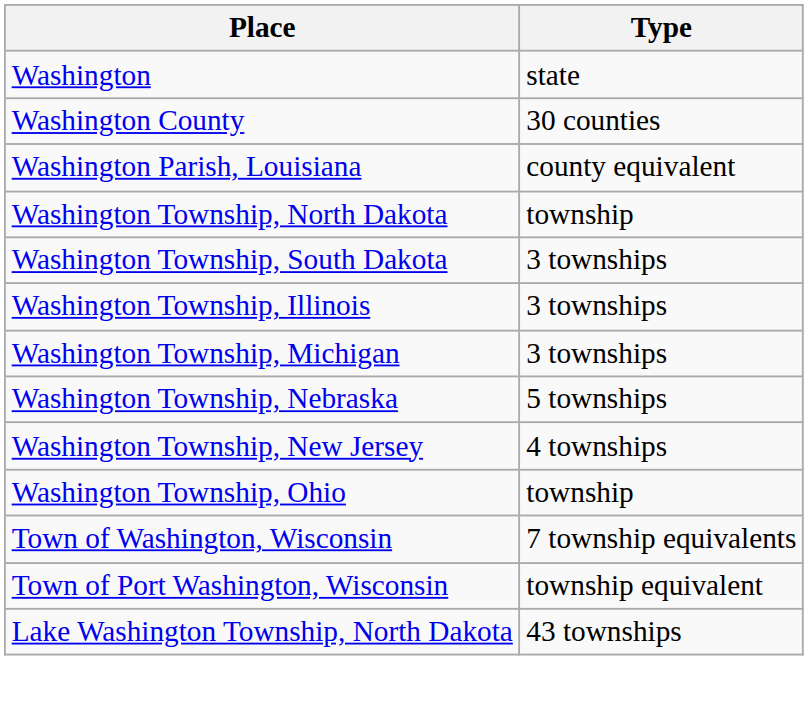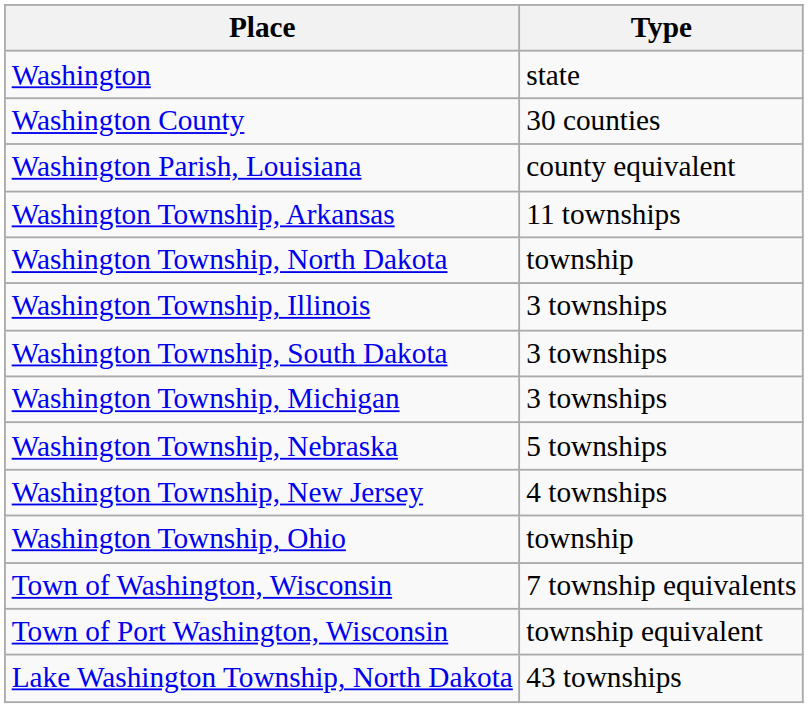+ row: (203, 213)
rows swapped: (230, 259) <-> (191, 306)
